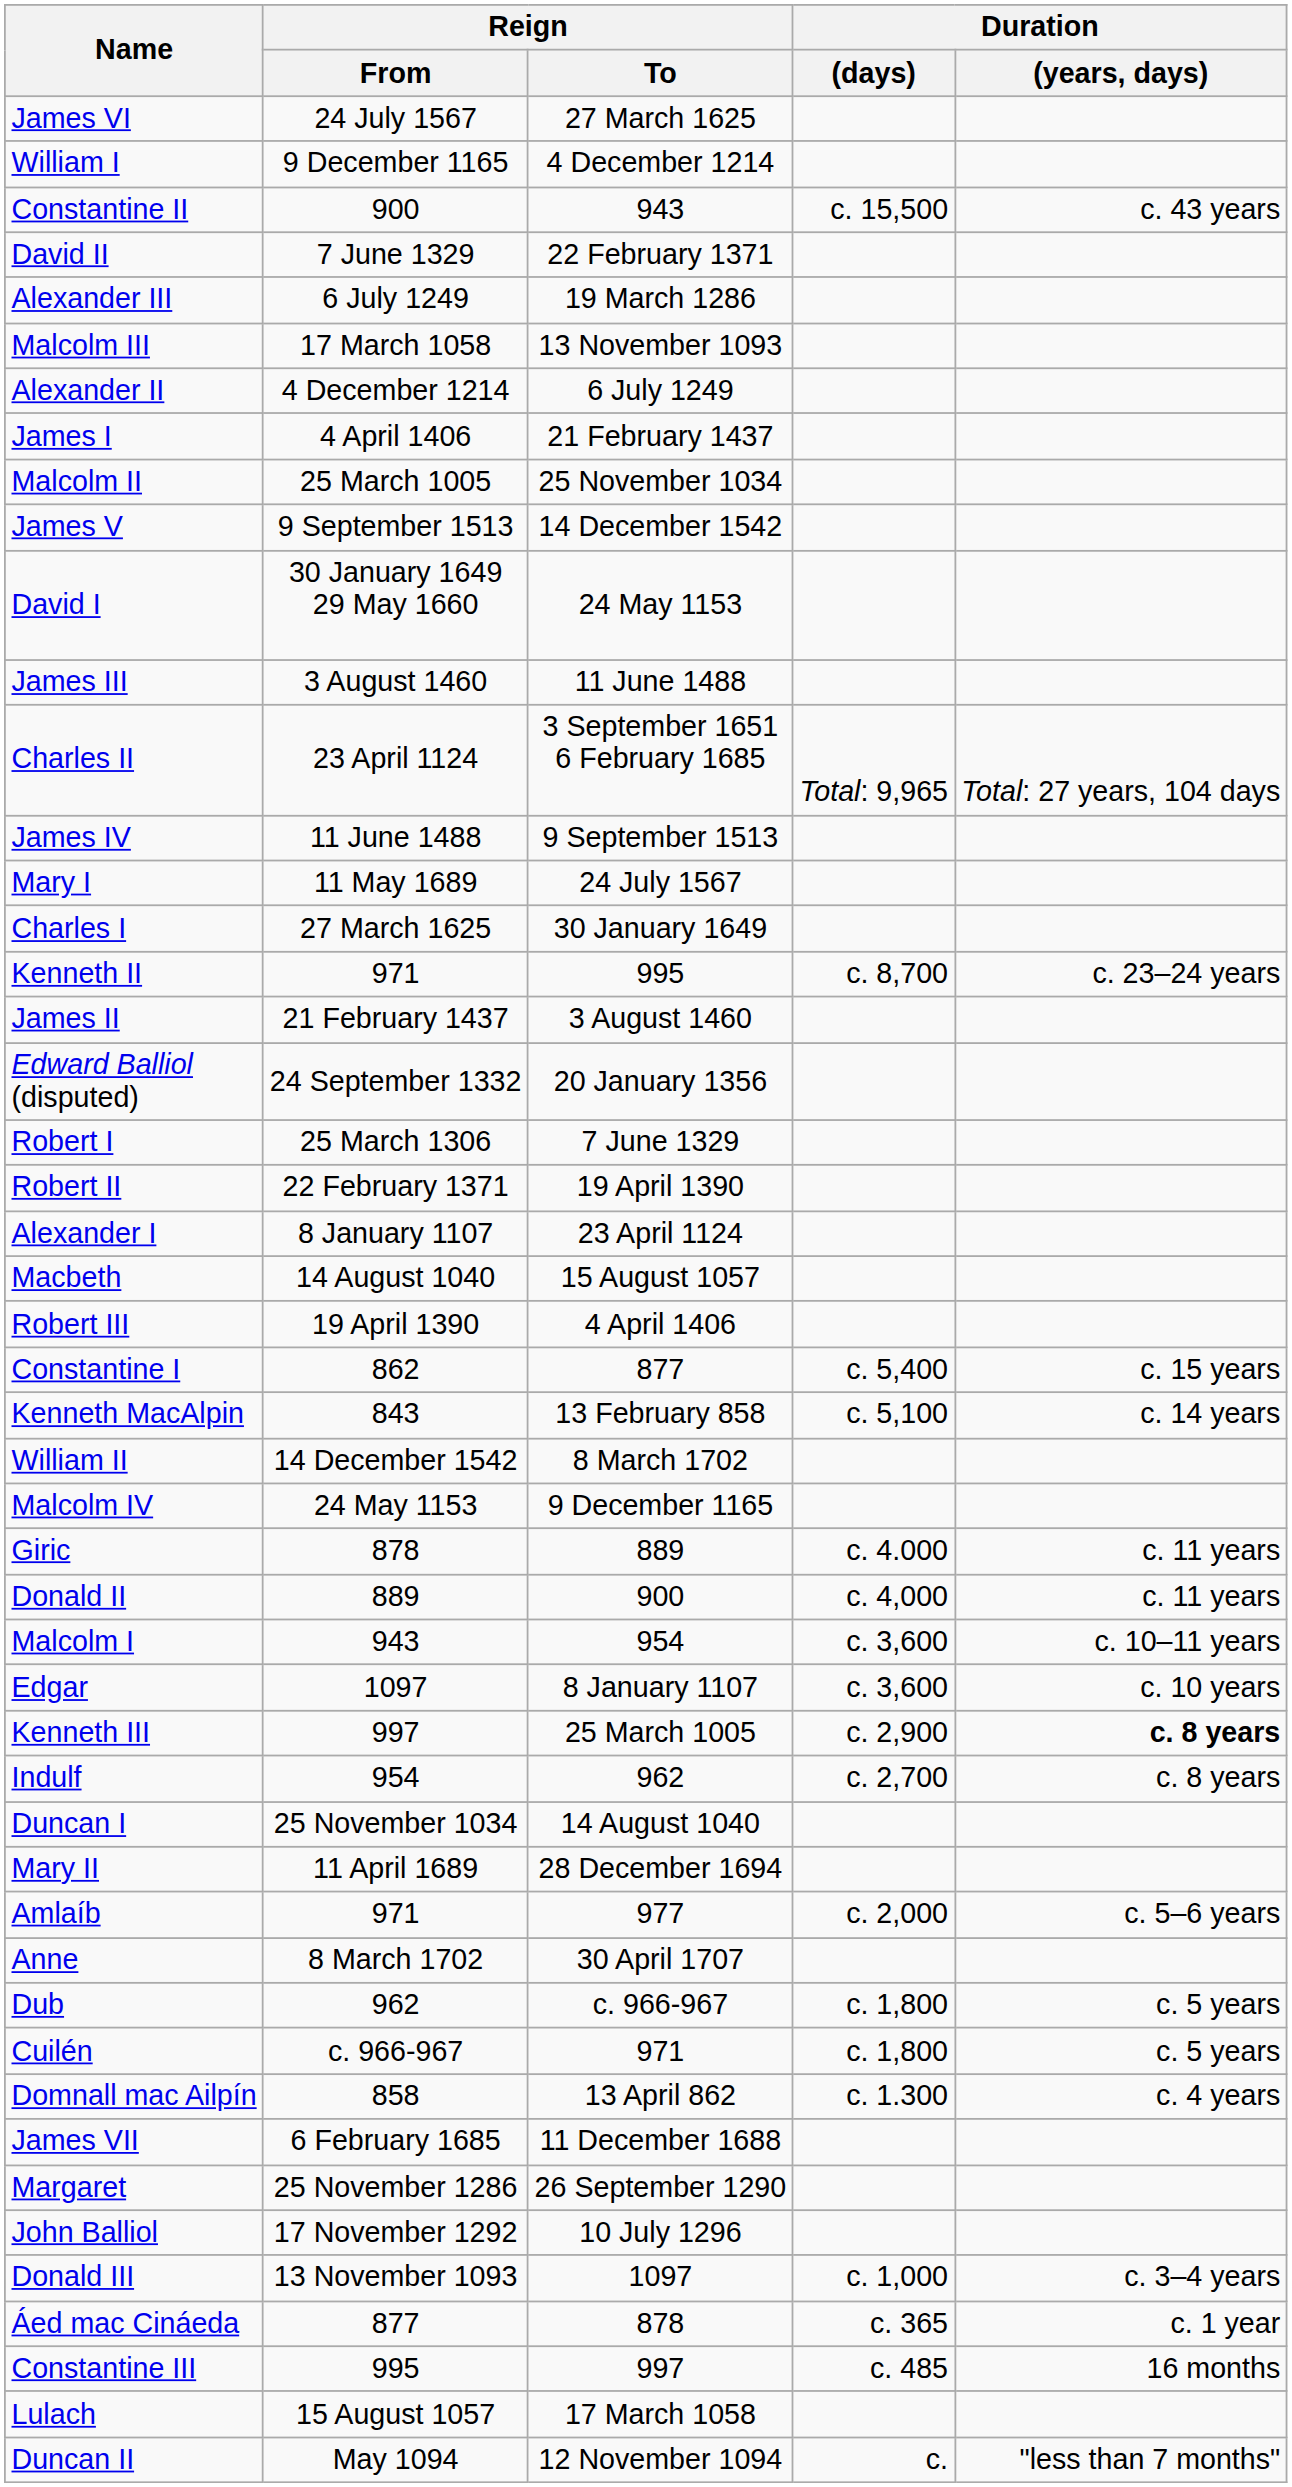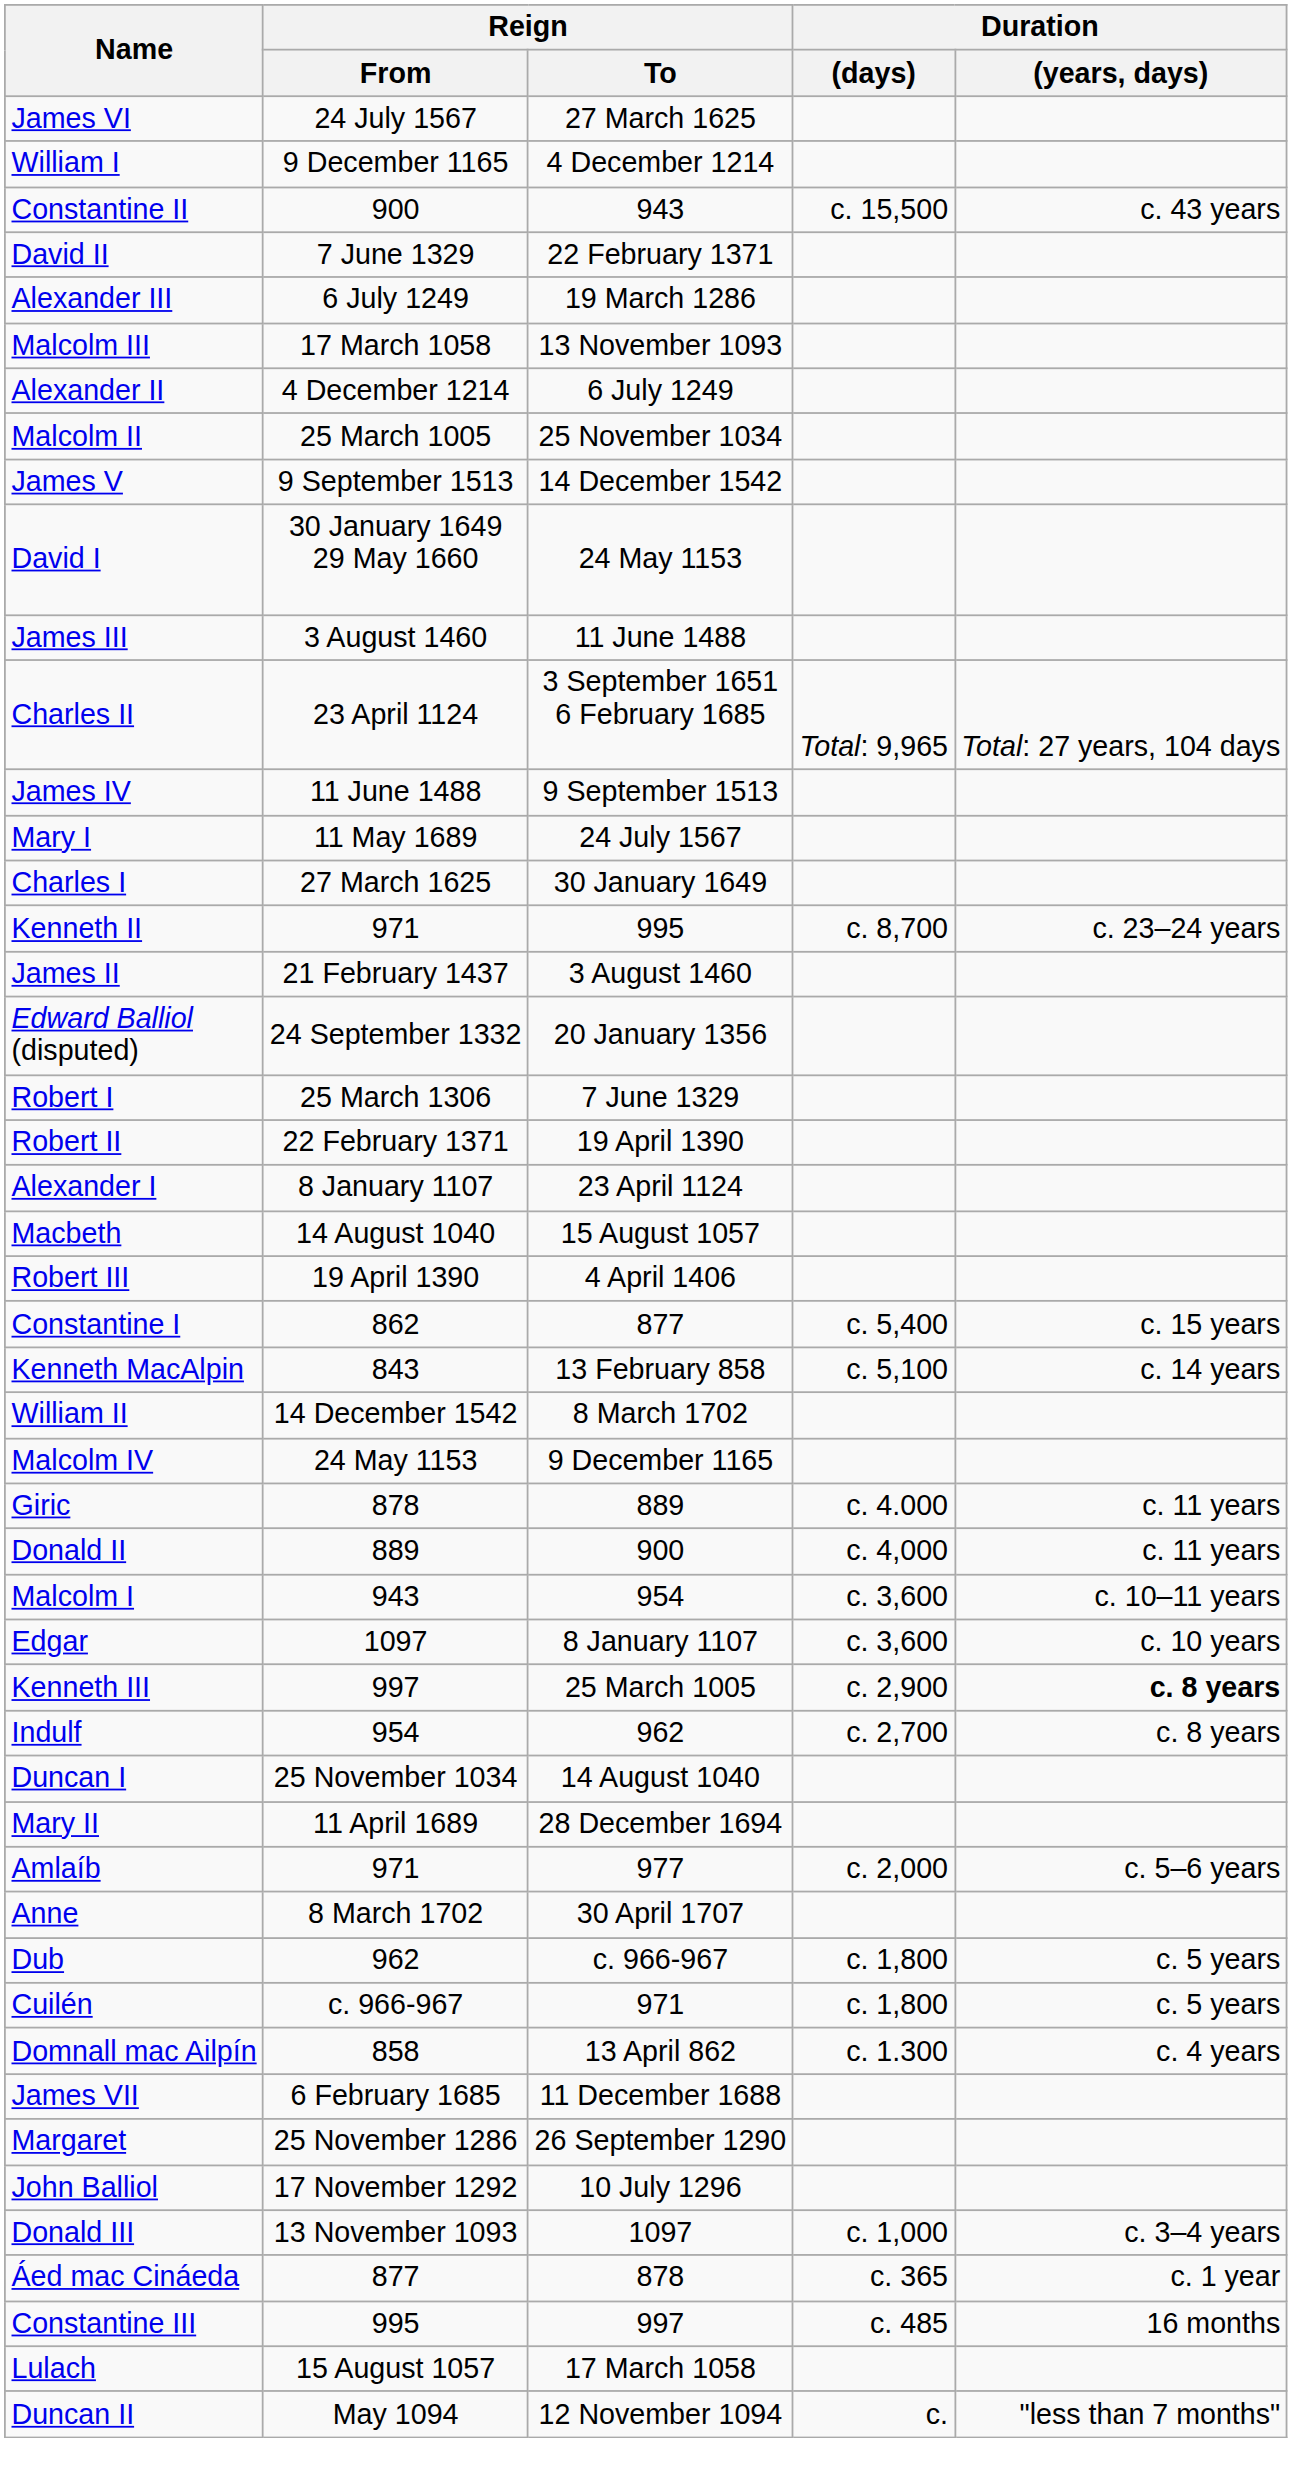- row: (62, 436)
